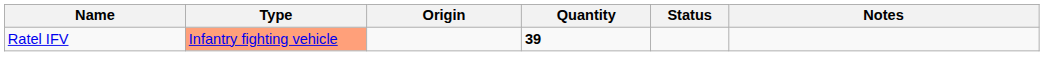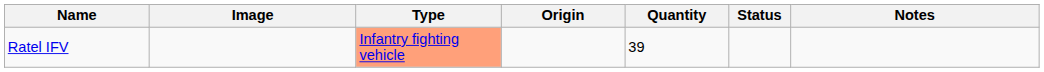+ column: (253, 16)
(533, 39) bold -> (636, 47) normal
